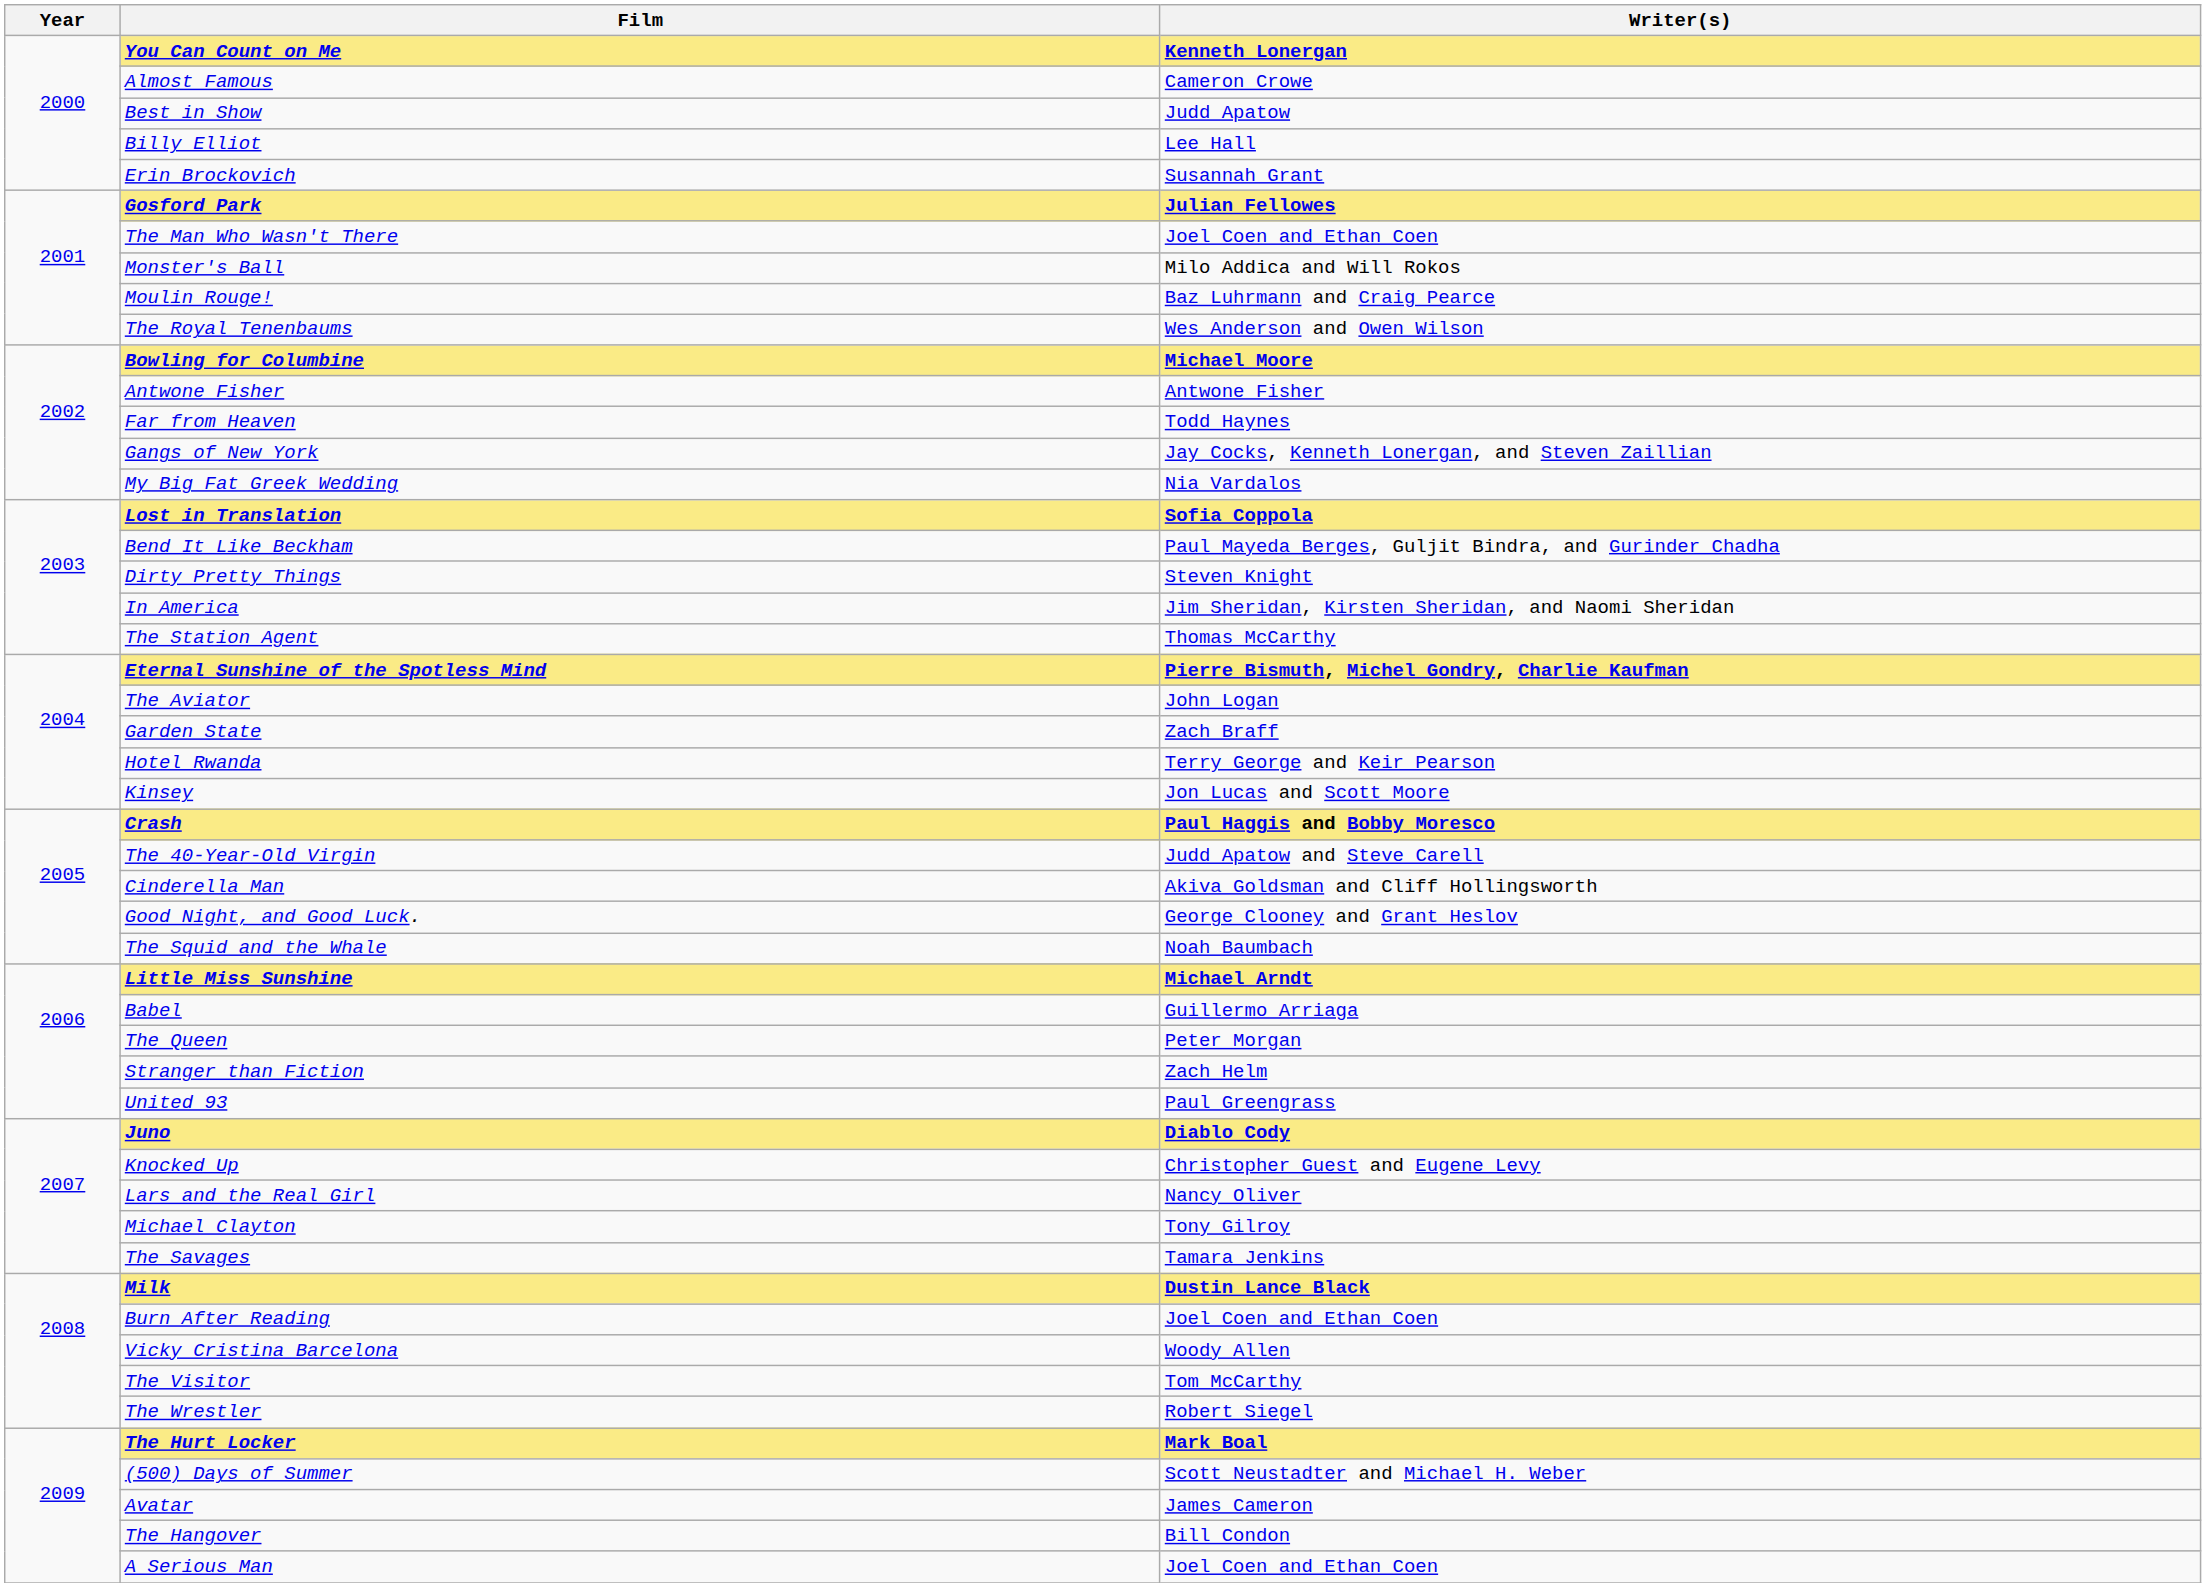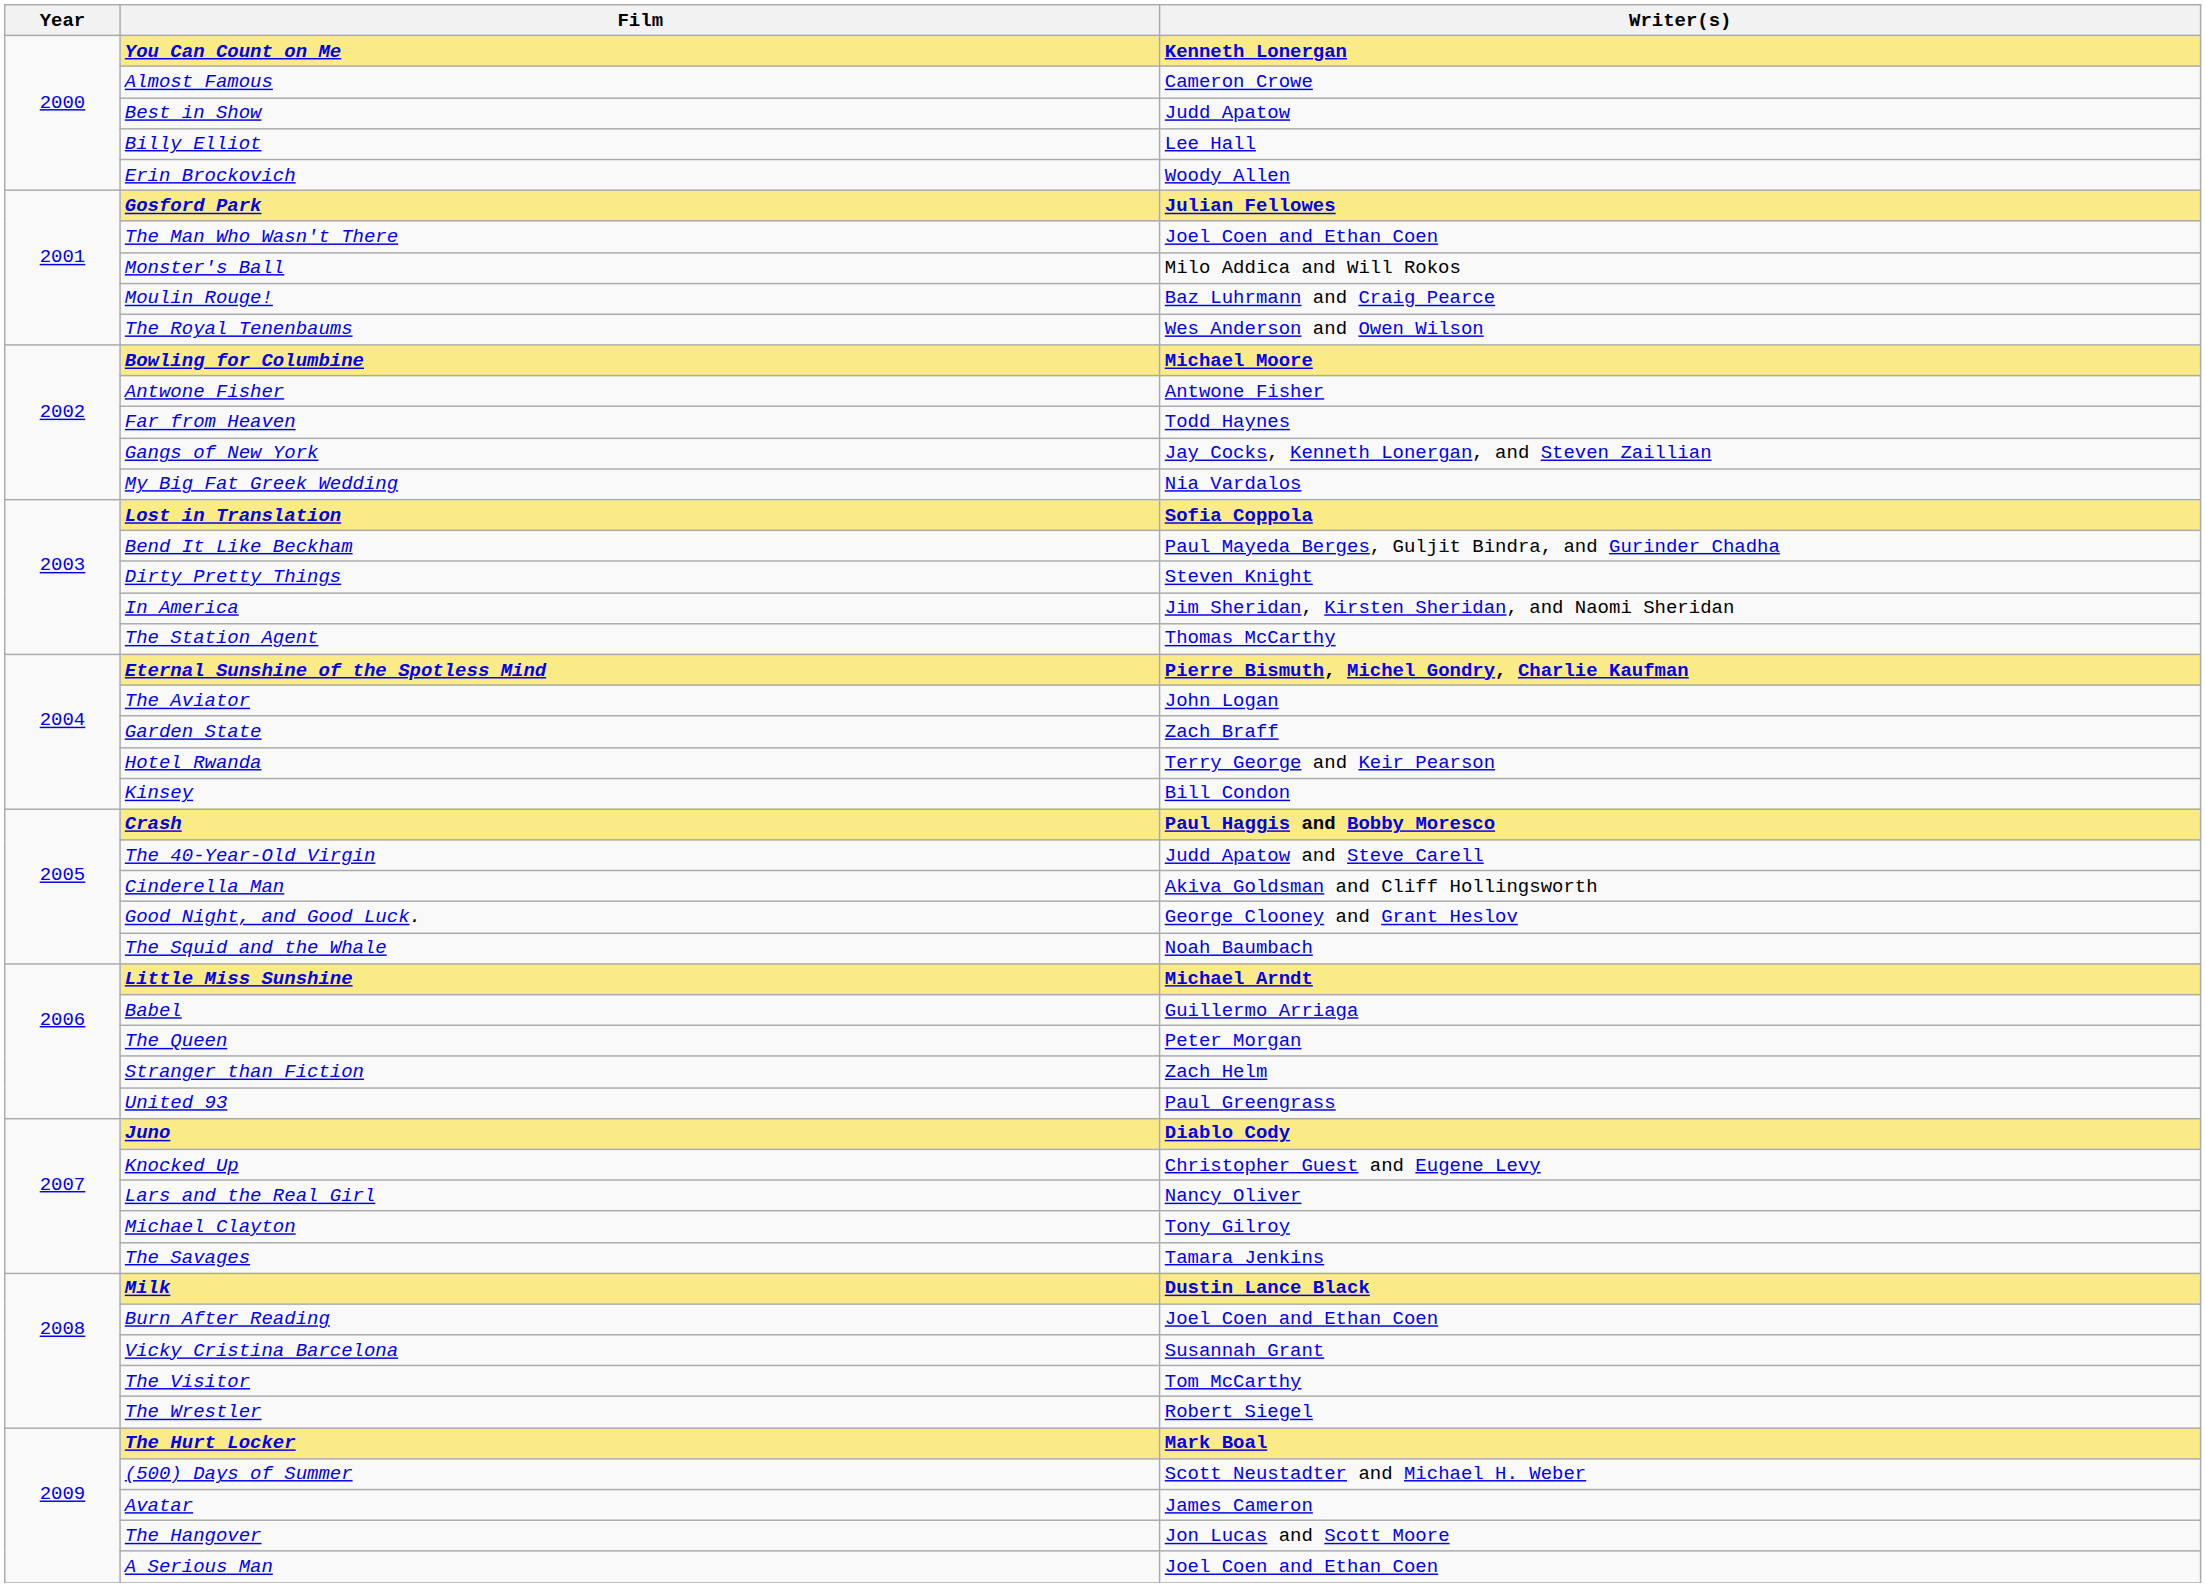(1244, 175) Susannah Grant -> (1227, 175) Woody Allen
(1307, 794) Jon Lucas and Scott Moore -> (1227, 794) Bill Condon
(1227, 1350) Woody Allen -> (1244, 1350) Susannah Grant
(1227, 1536) Bill Condon -> (1307, 1536) Jon Lucas and Scott Moore
